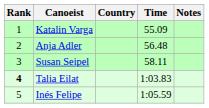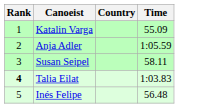- column: (189, 12)
(156, 45) 56.48 -> (156, 45) 1:05.59
(156, 95) 1:05.59 -> (156, 95) 56.48
